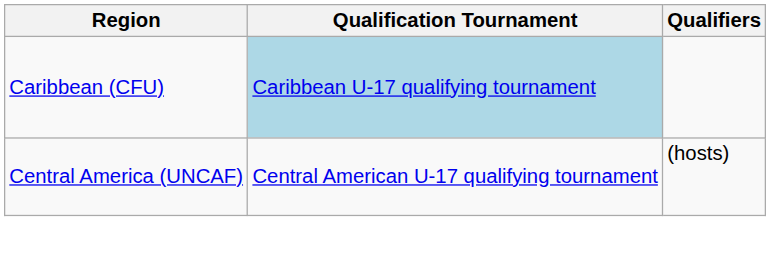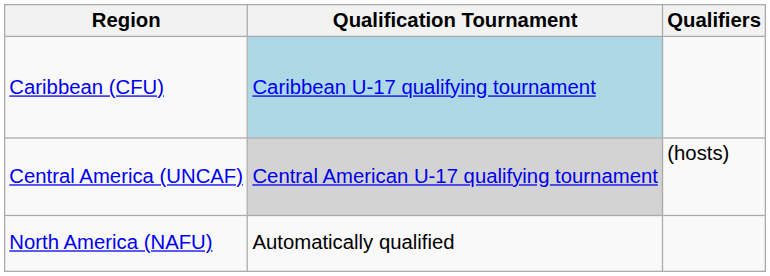(455, 176) no background -> (455, 176) lightgrey background
+ row: (111, 243)
